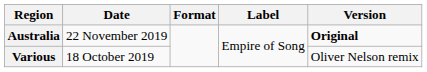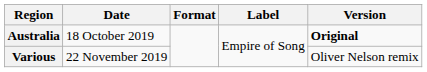(117, 35) 22 November 2019 -> (110, 35) 18 October 2019
(110, 56) 18 October 2019 -> (117, 56) 22 November 2019
